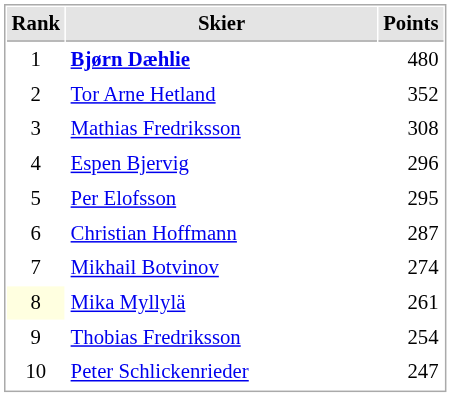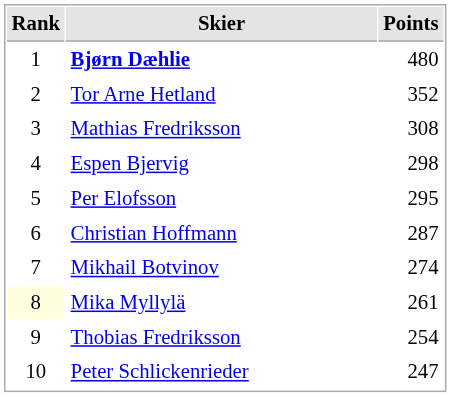(423, 163) 296 -> (423, 163) 298
